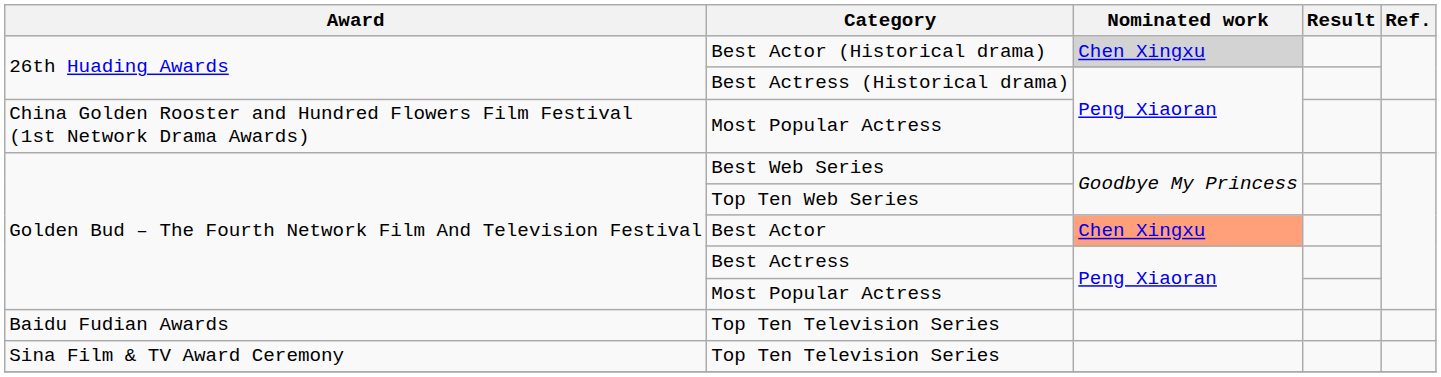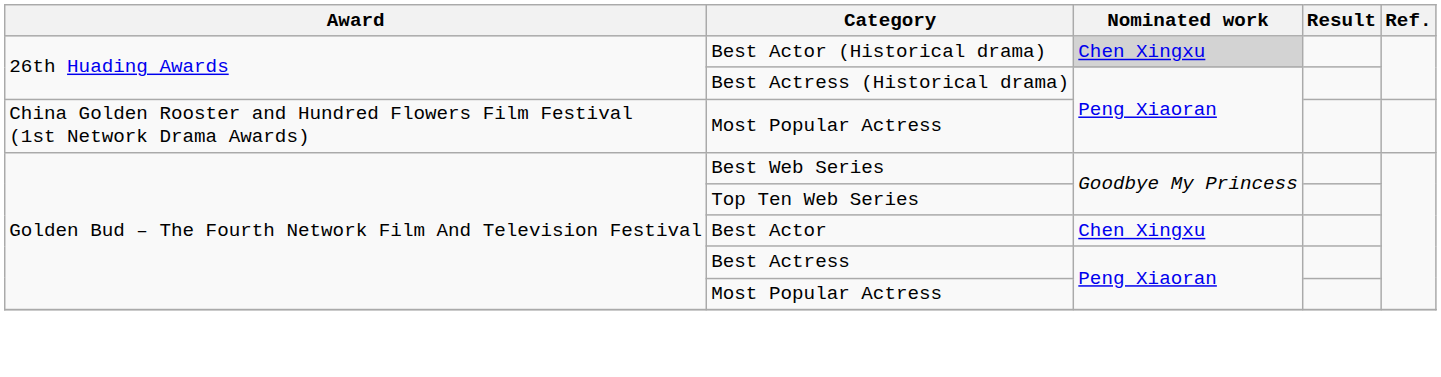(1142, 231) lightsalmon background -> (1142, 231) no background
- row: (119, 325)
- row: (177, 356)
